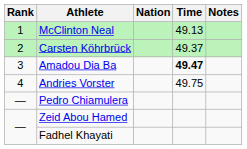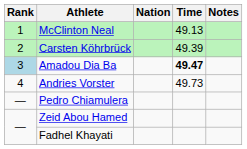(189, 48) 49.37 -> (189, 48) 49.39
(20, 65) no background -> (20, 65) lightblue background
(189, 83) 49.75 -> (189, 83) 49.73
